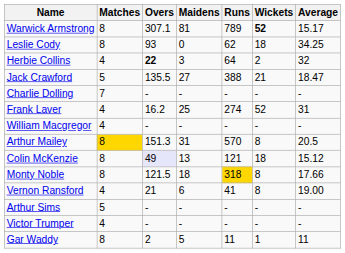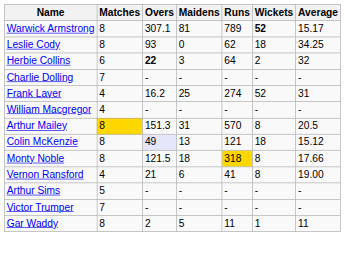(102, 61) 4 -> (102, 61) 6
- row: (39, 77)
(102, 223) 4 -> (102, 207) 7
